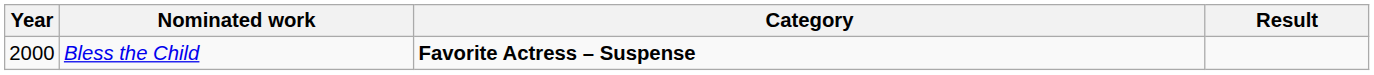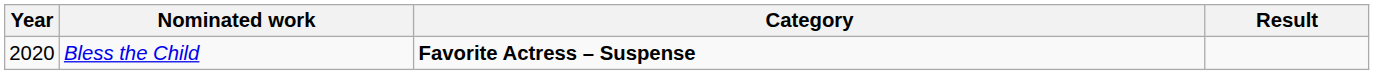(32, 52) 2000 -> (32, 52) 2020
